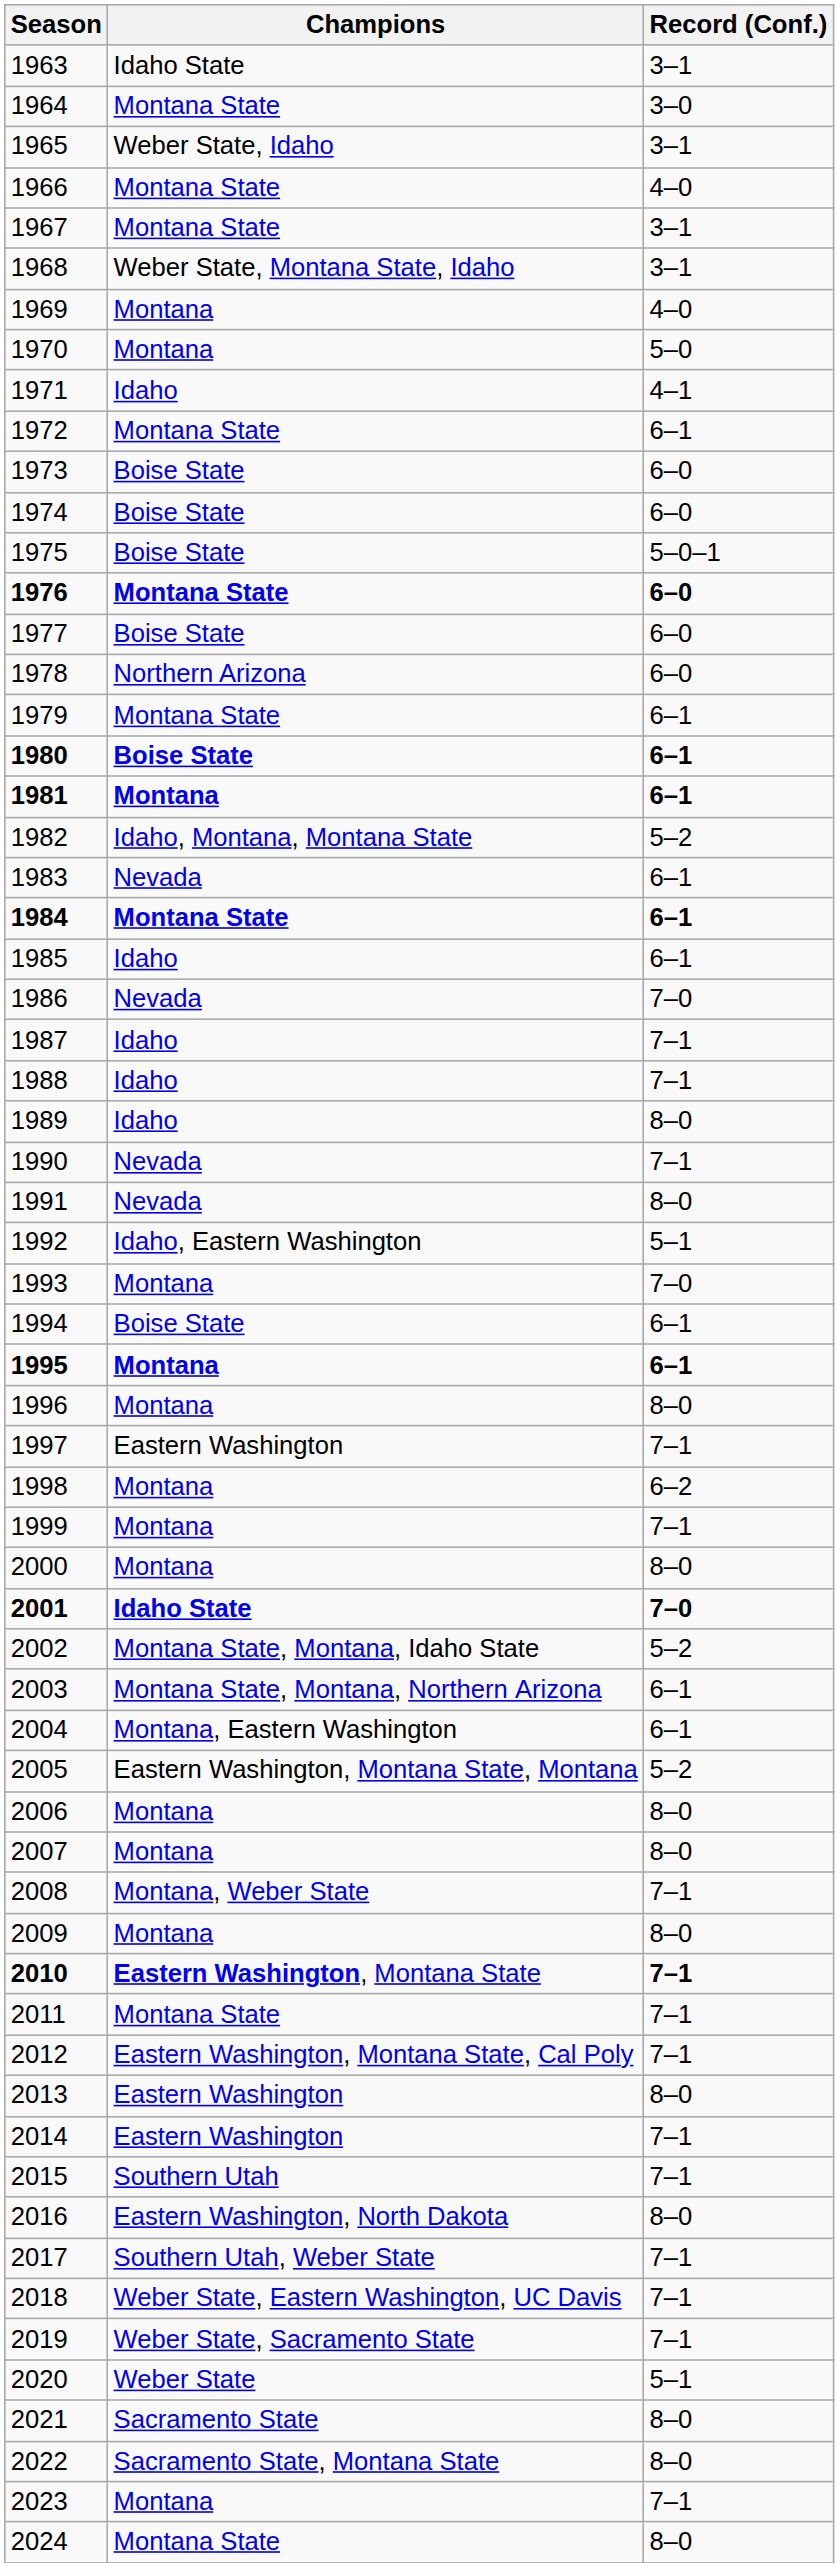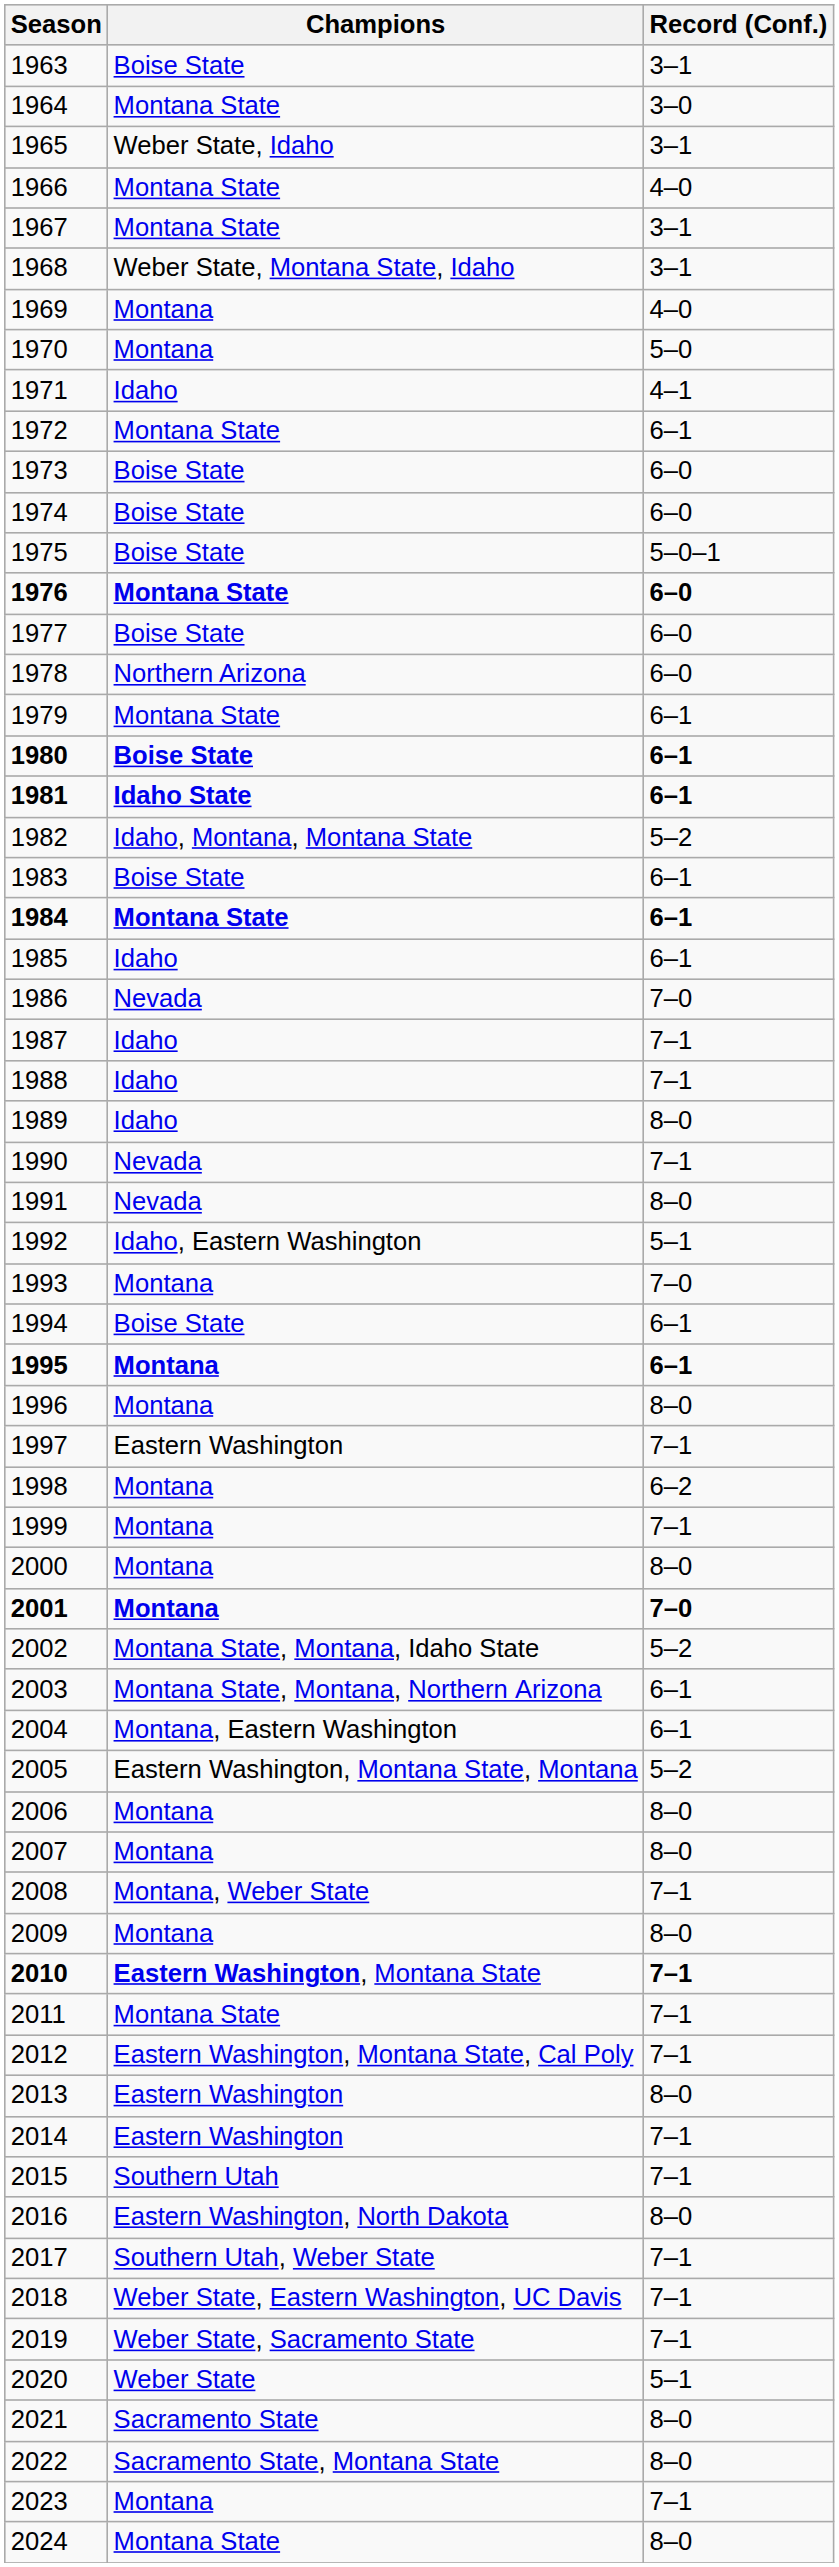(179, 65) Idaho State -> (179, 65) Boise State
(166, 796) Montana -> (183, 796) Idaho State
(158, 877) Nevada -> (179, 877) Boise State
(183, 1608) Idaho State -> (166, 1608) Montana
